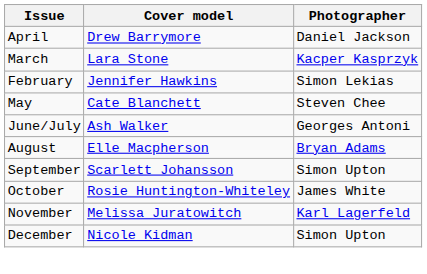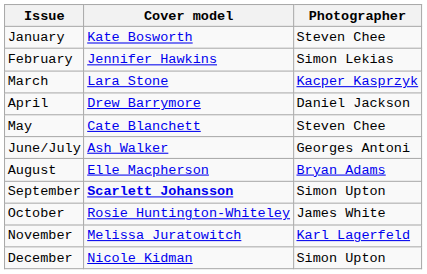+ row: (36, 38)
rows swapped: (40, 82) <-> (28, 38)
(160, 170) normal -> (160, 192) bold
